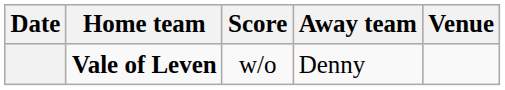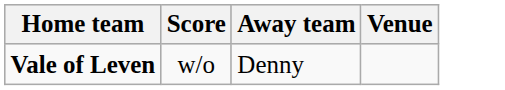- column: (35, 24)
